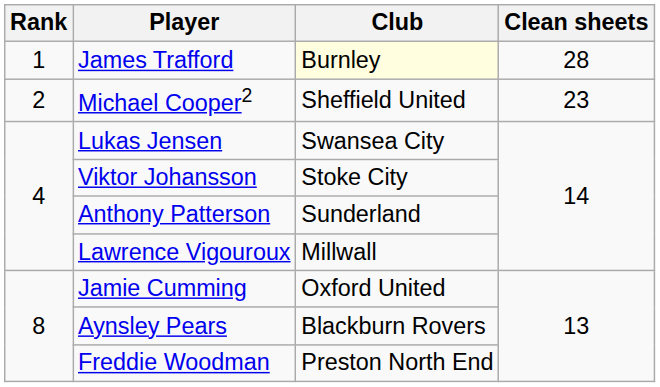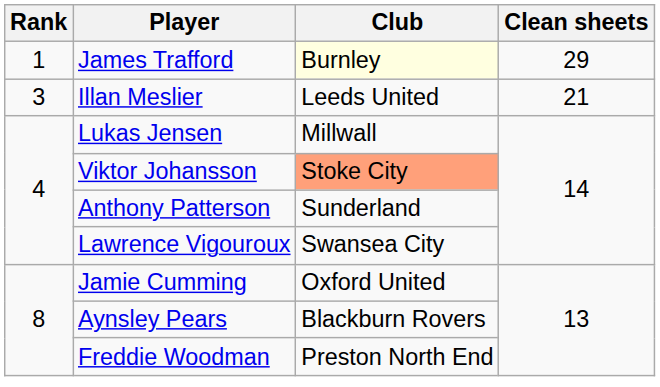(576, 60) 28 -> (576, 60) 29
- row: (165, 100)
+ row: (140, 97)
(373, 140) Swansea City -> (339, 134) Millwall
(355, 177) no background -> (355, 171) lightsalmon background
(339, 251) Millwall -> (373, 245) Swansea City
